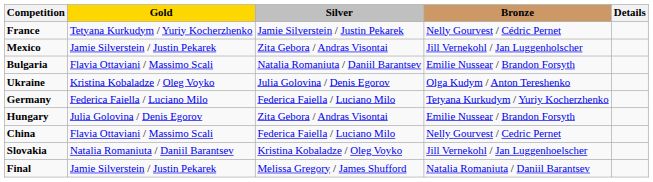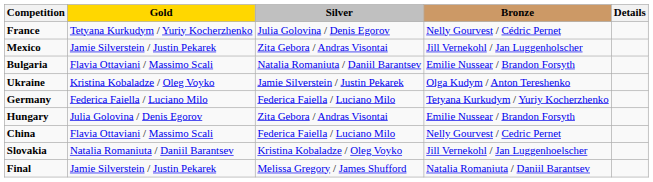(331, 30) Jamie Silverstein / Justin Pekarek -> (324, 30) Julia Golovina / Denis Egorov
(324, 82) Julia Golovina / Denis Egorov -> (331, 82) Jamie Silverstein / Justin Pekarek
